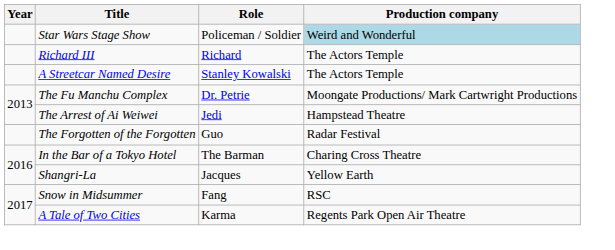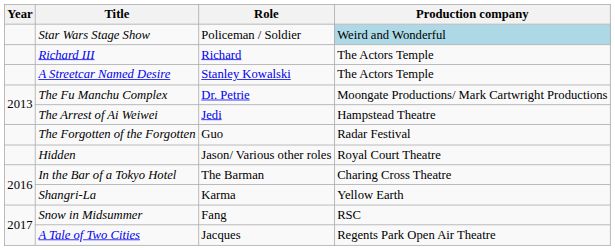+ row: (57, 154)
(221, 174) Jacques -> (218, 194) Karma
(218, 214) Karma -> (221, 235) Jacques
